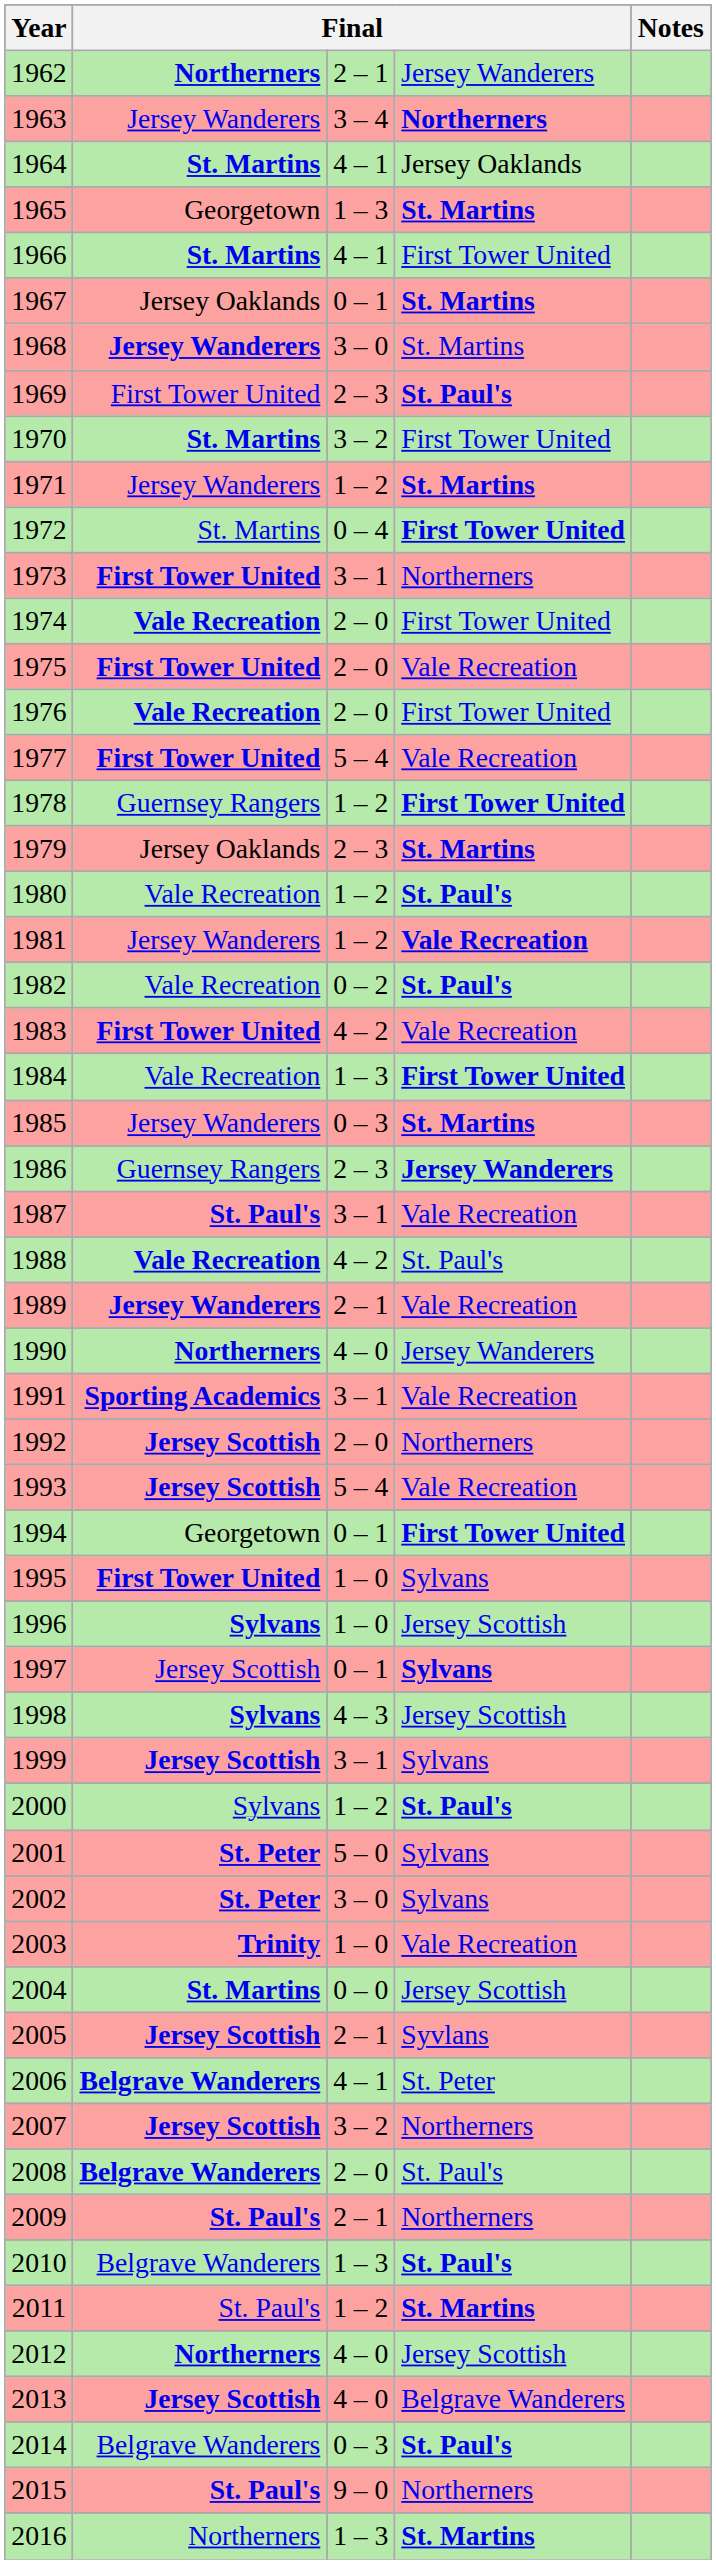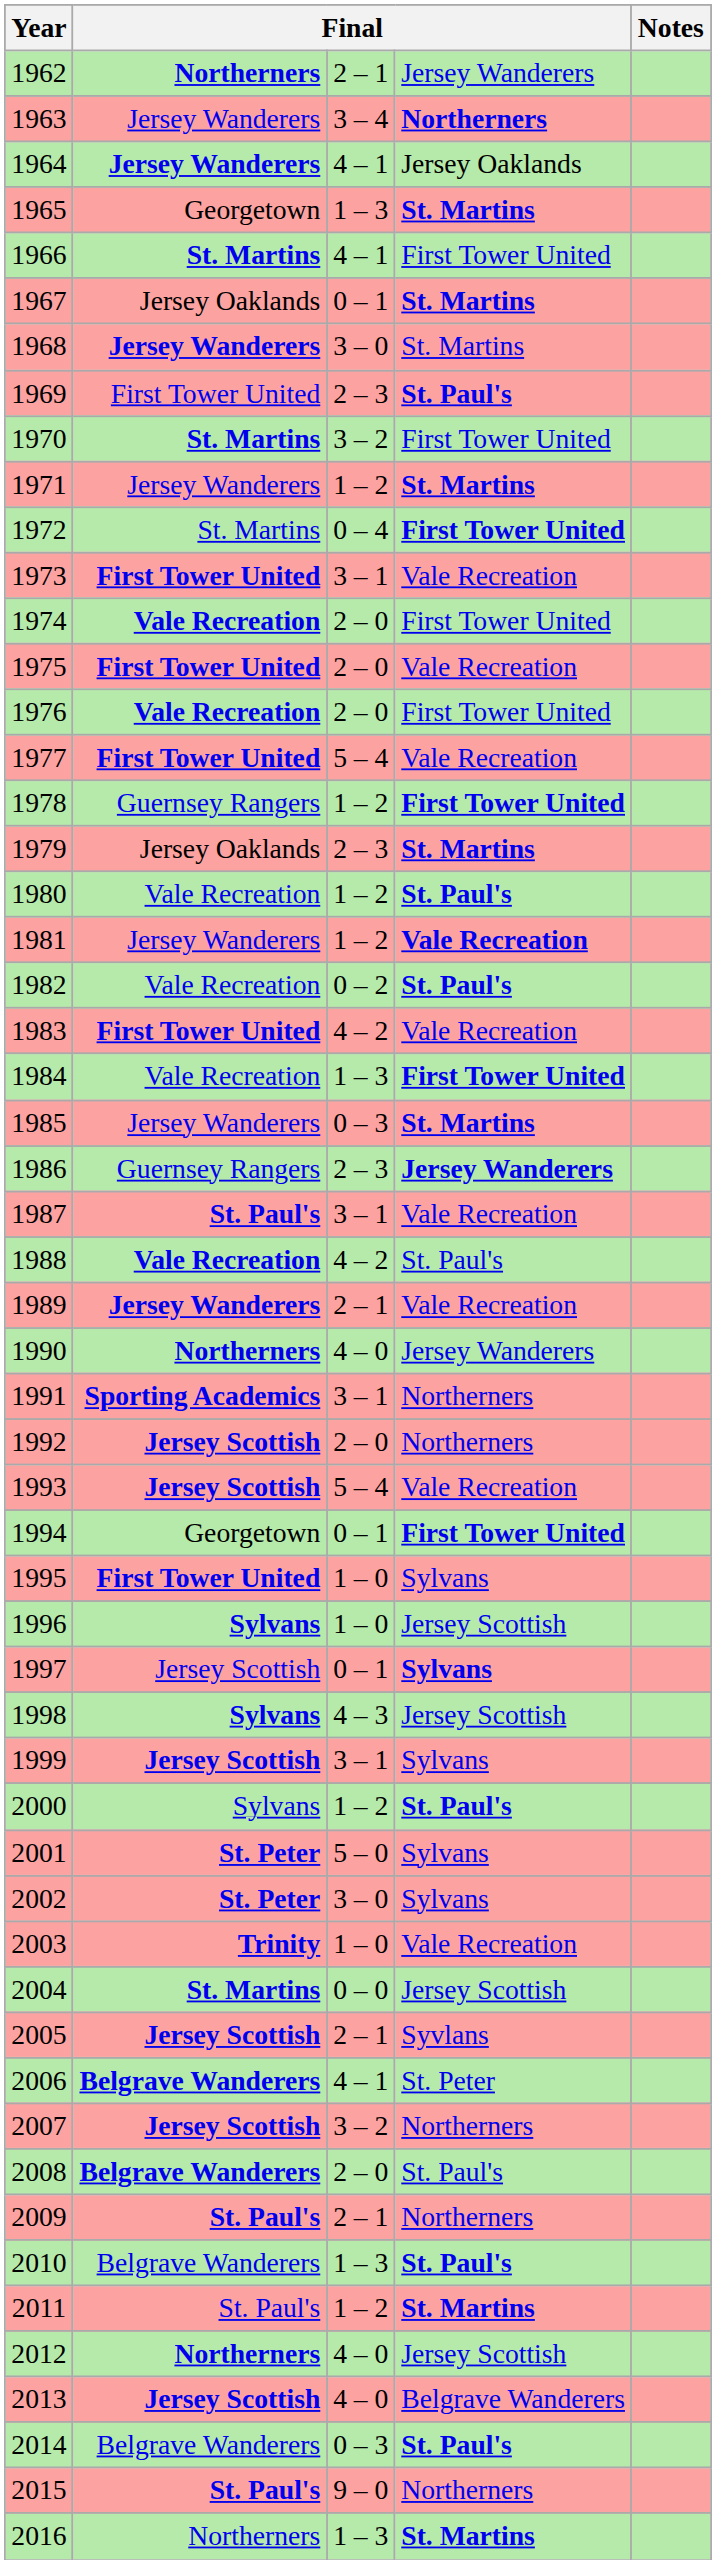(253, 164) St. Martins -> (214, 164) Jersey Wanderers
(467, 574) Northerners -> (489, 574) Vale Recreation
(489, 1395) Vale Recreation -> (467, 1395) Northerners
